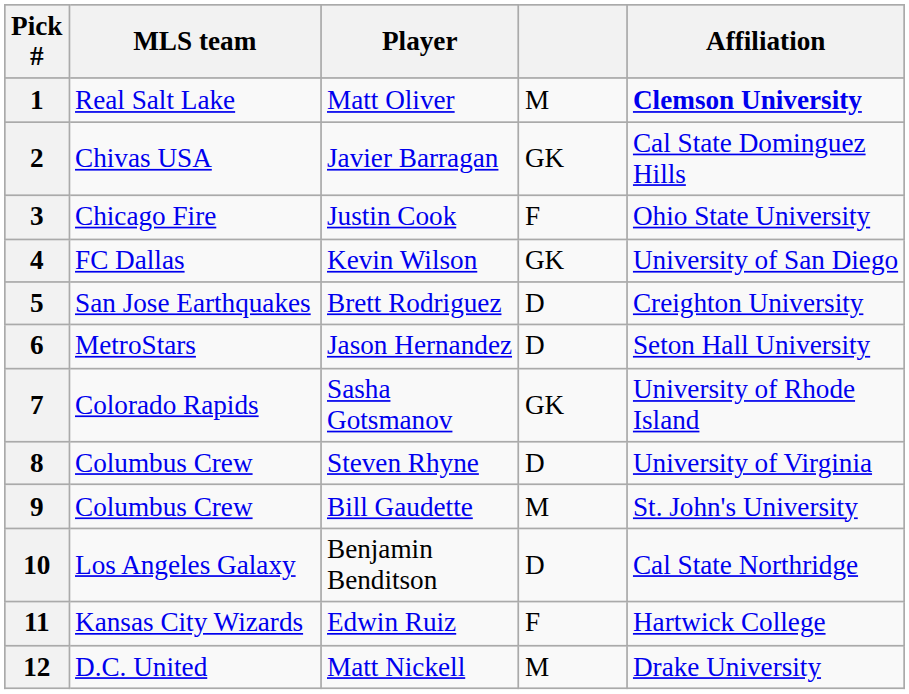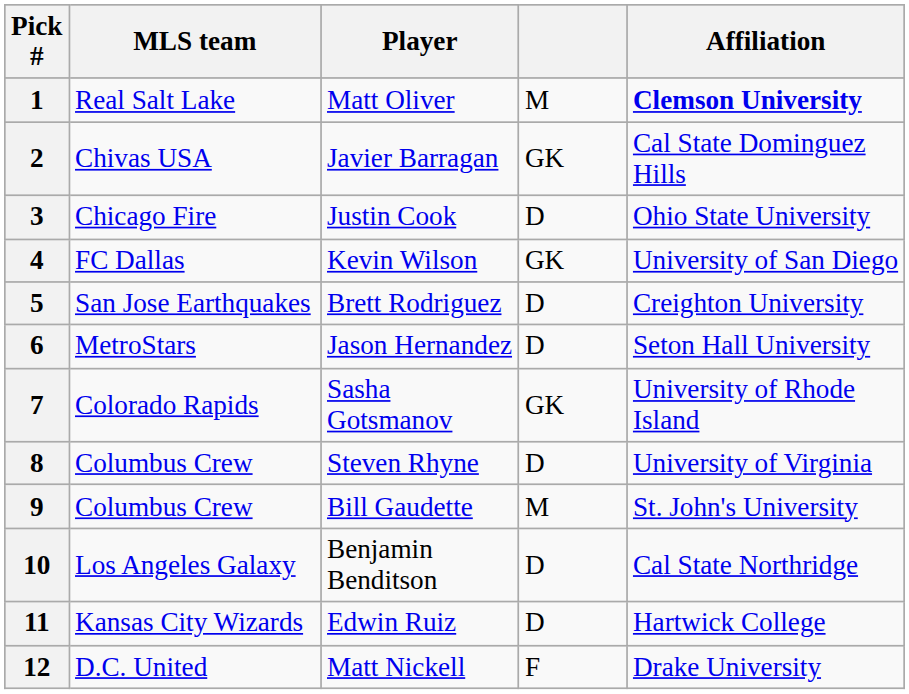(533, 216) F -> (535, 216) D
(533, 622) F -> (535, 622) D
(537, 666) M -> (533, 666) F
